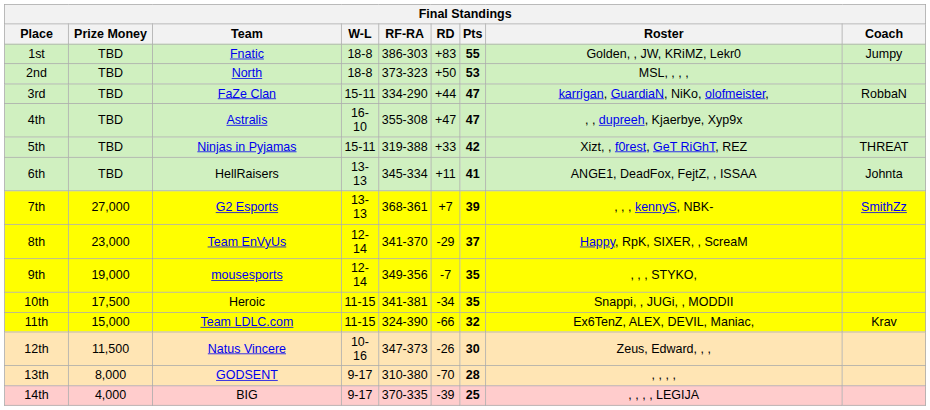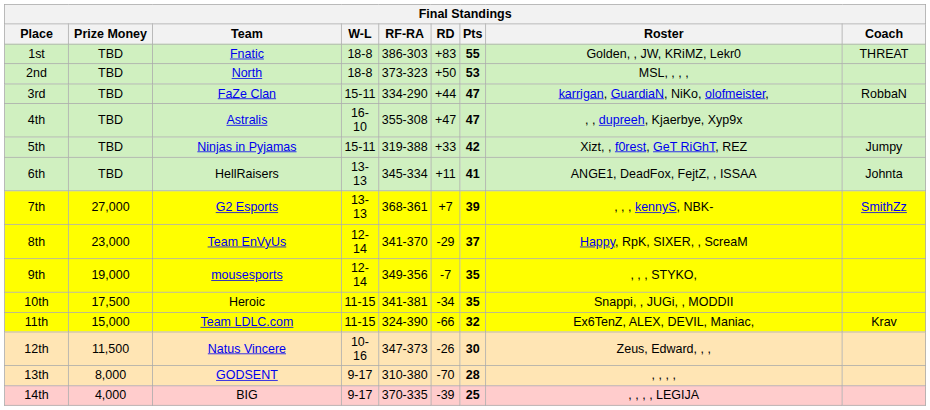(884, 53) Jumpy -> (884, 53) THREAT
(884, 147) THREAT -> (884, 147) Jumpy
